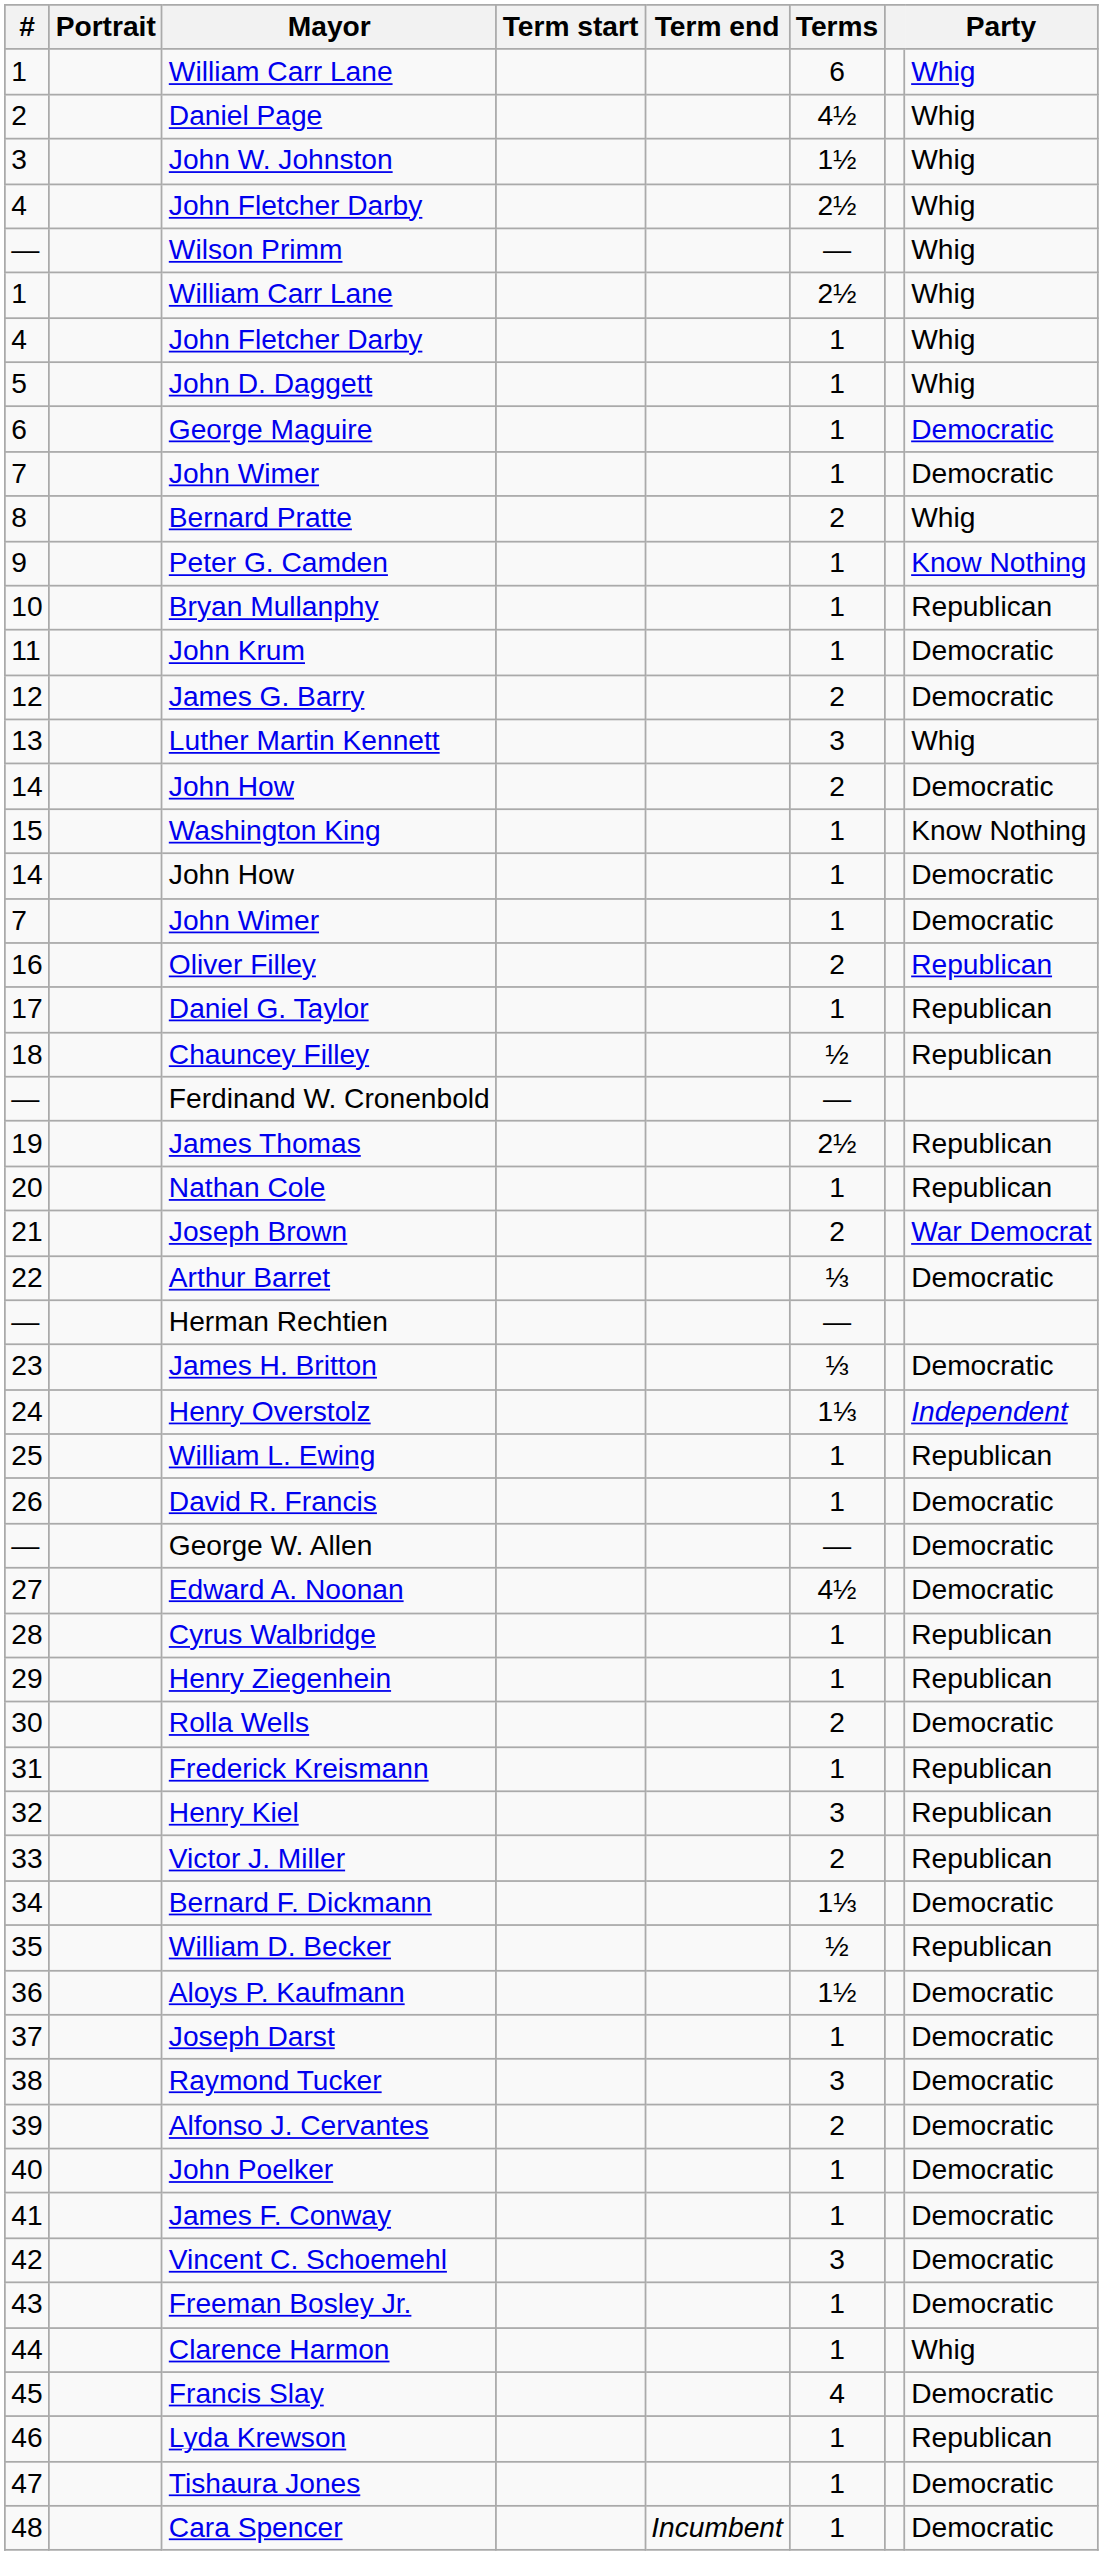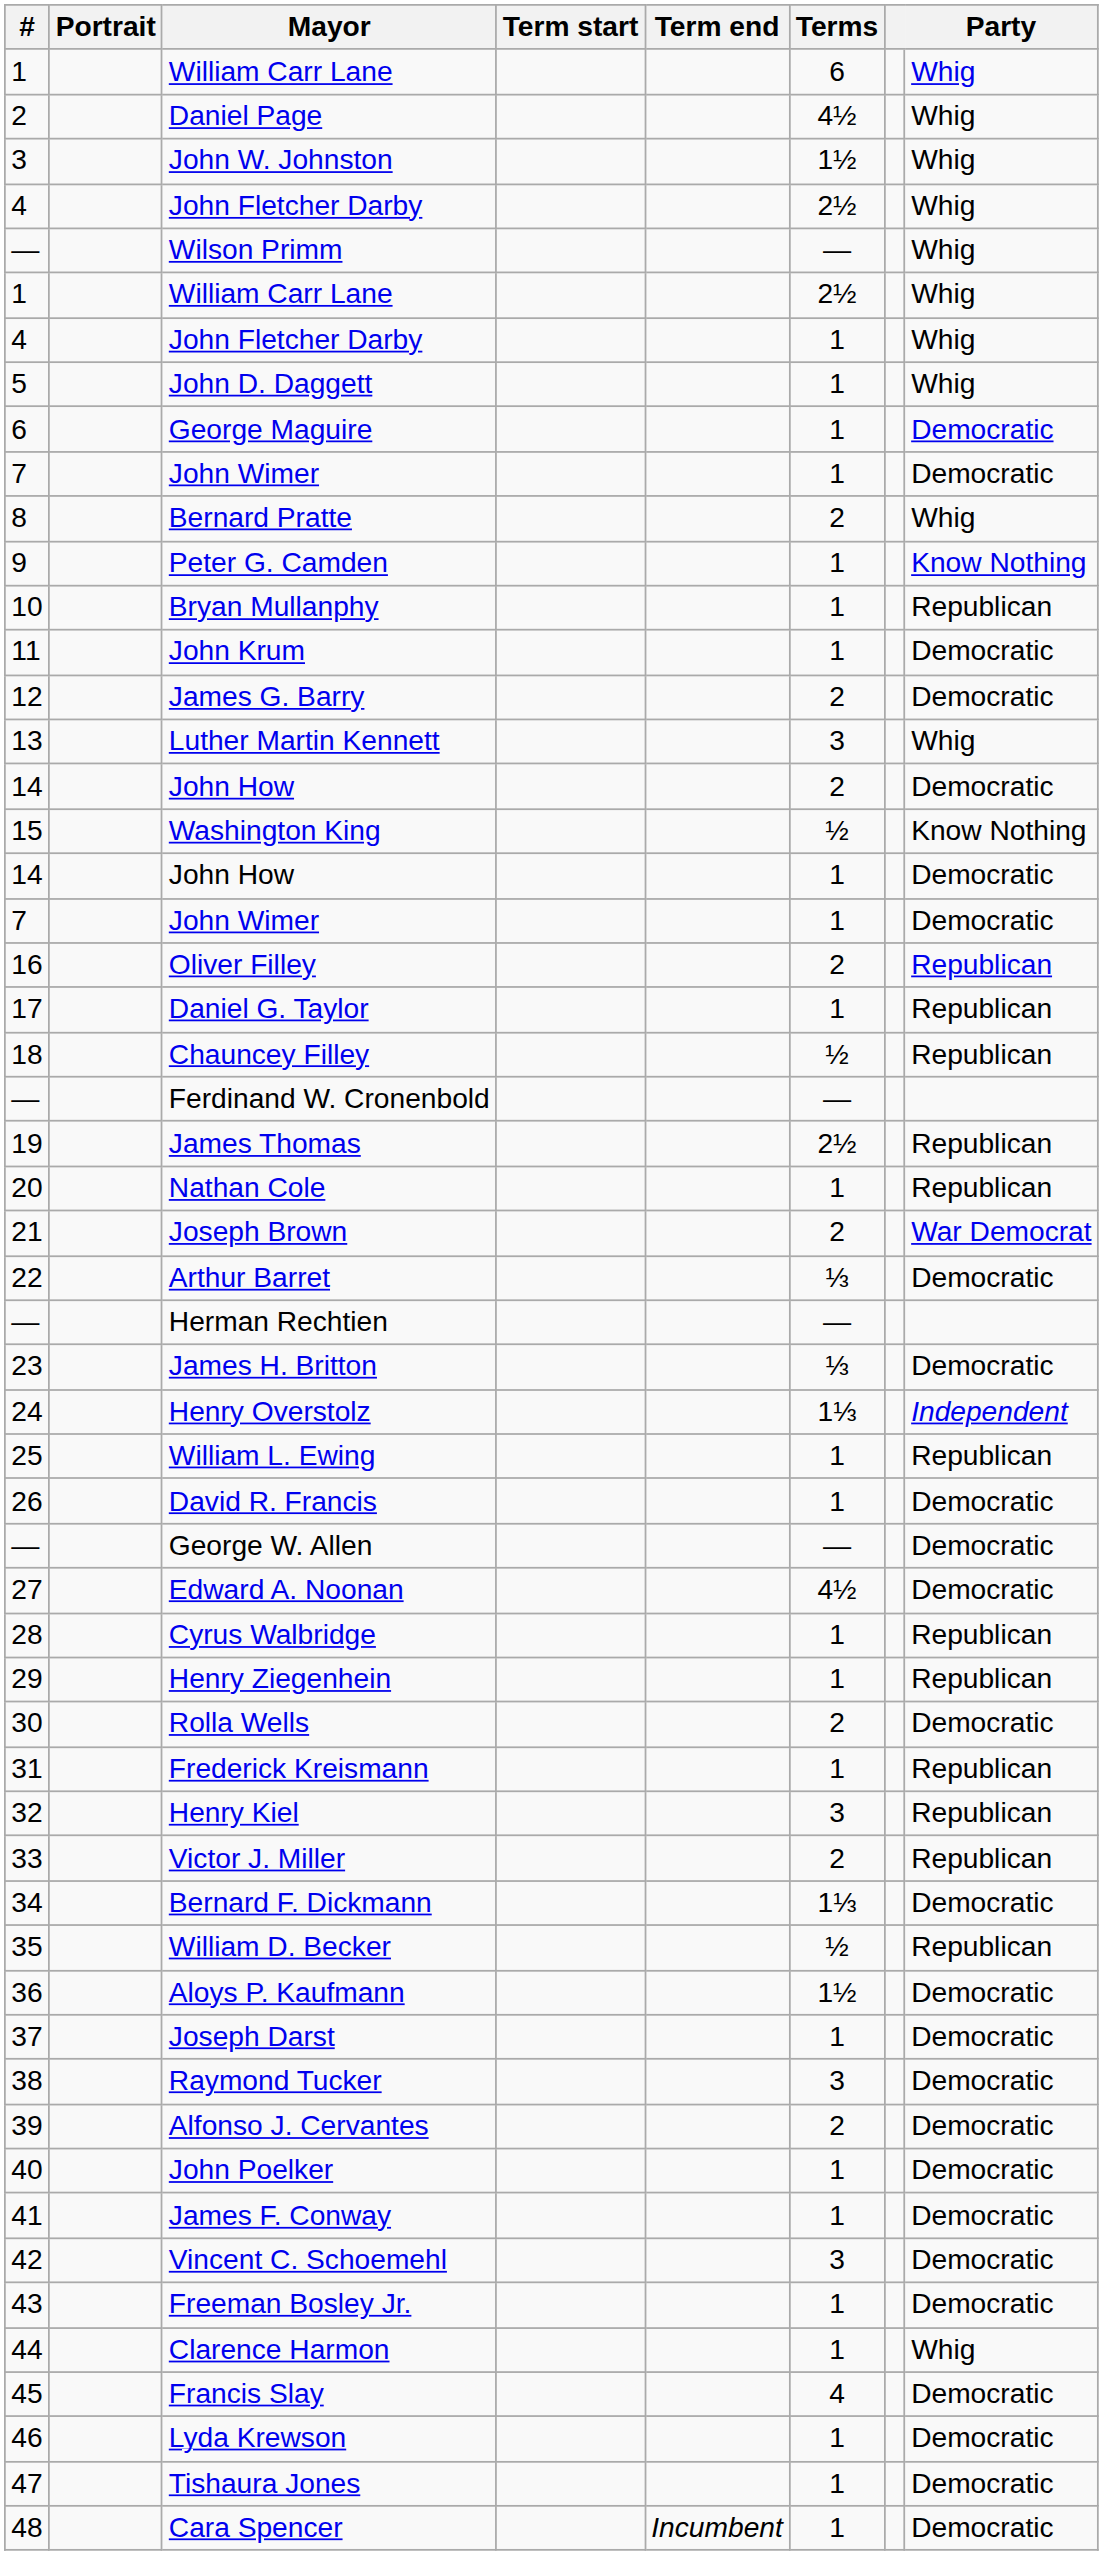(837, 830) 1 -> (837, 830) ½
(982, 2438) Republican -> (982, 2438) Democratic
